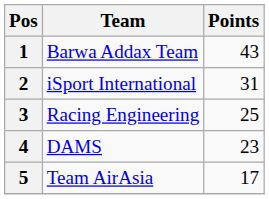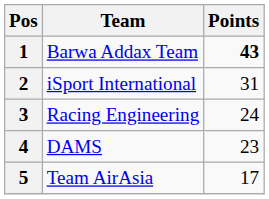(250, 52) normal -> (250, 52) bold
(250, 115) 25 -> (250, 115) 24
